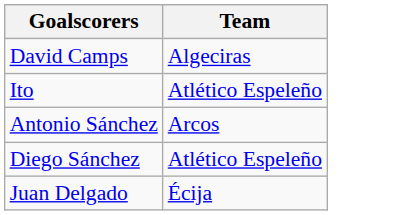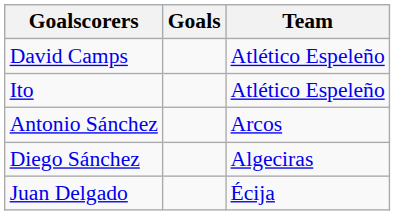+ column: (194, 21)
(209, 55) Algeciras -> (308, 55) Atlético Espeleño
(245, 158) Atlético Espeleño -> (272, 158) Algeciras
